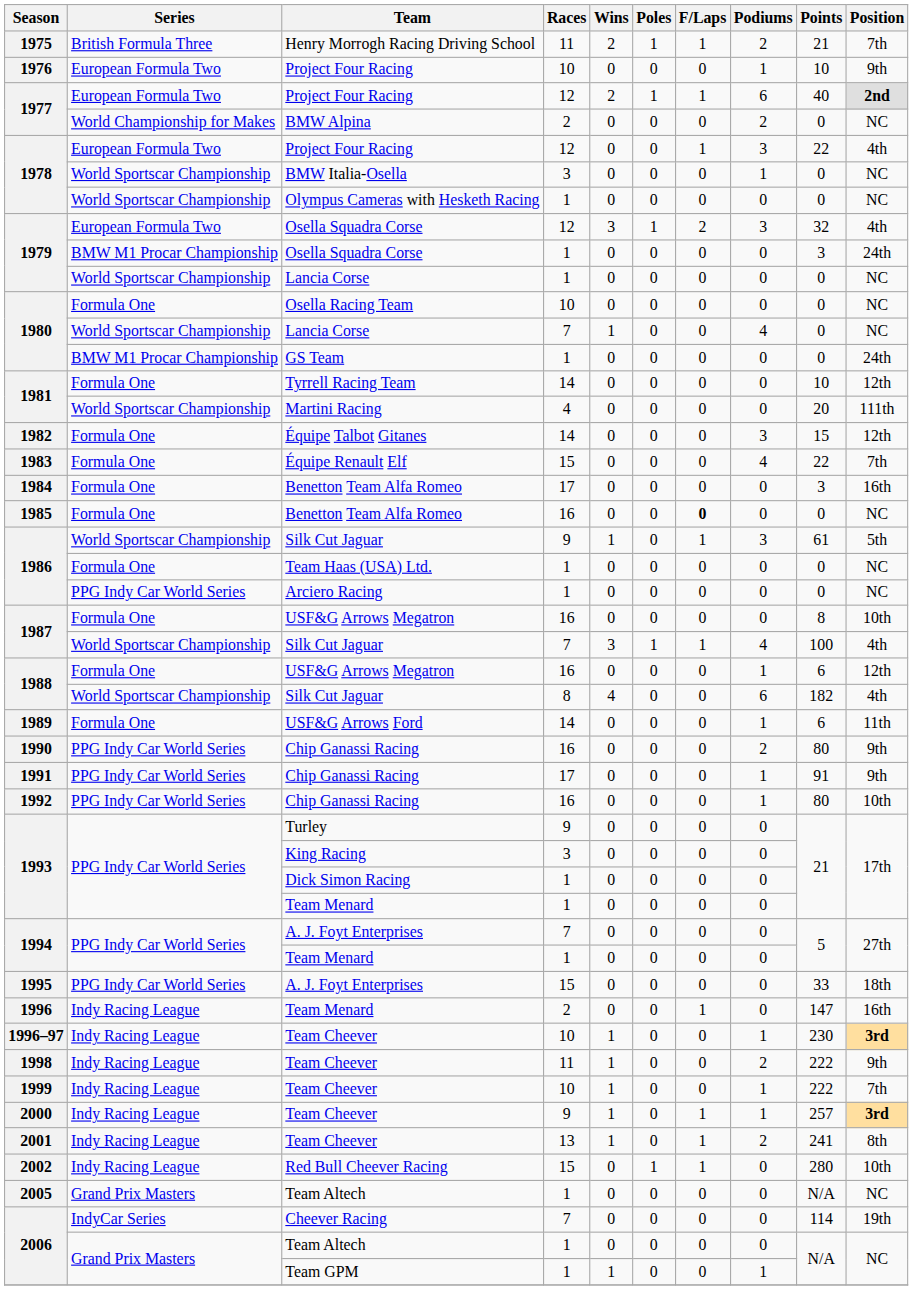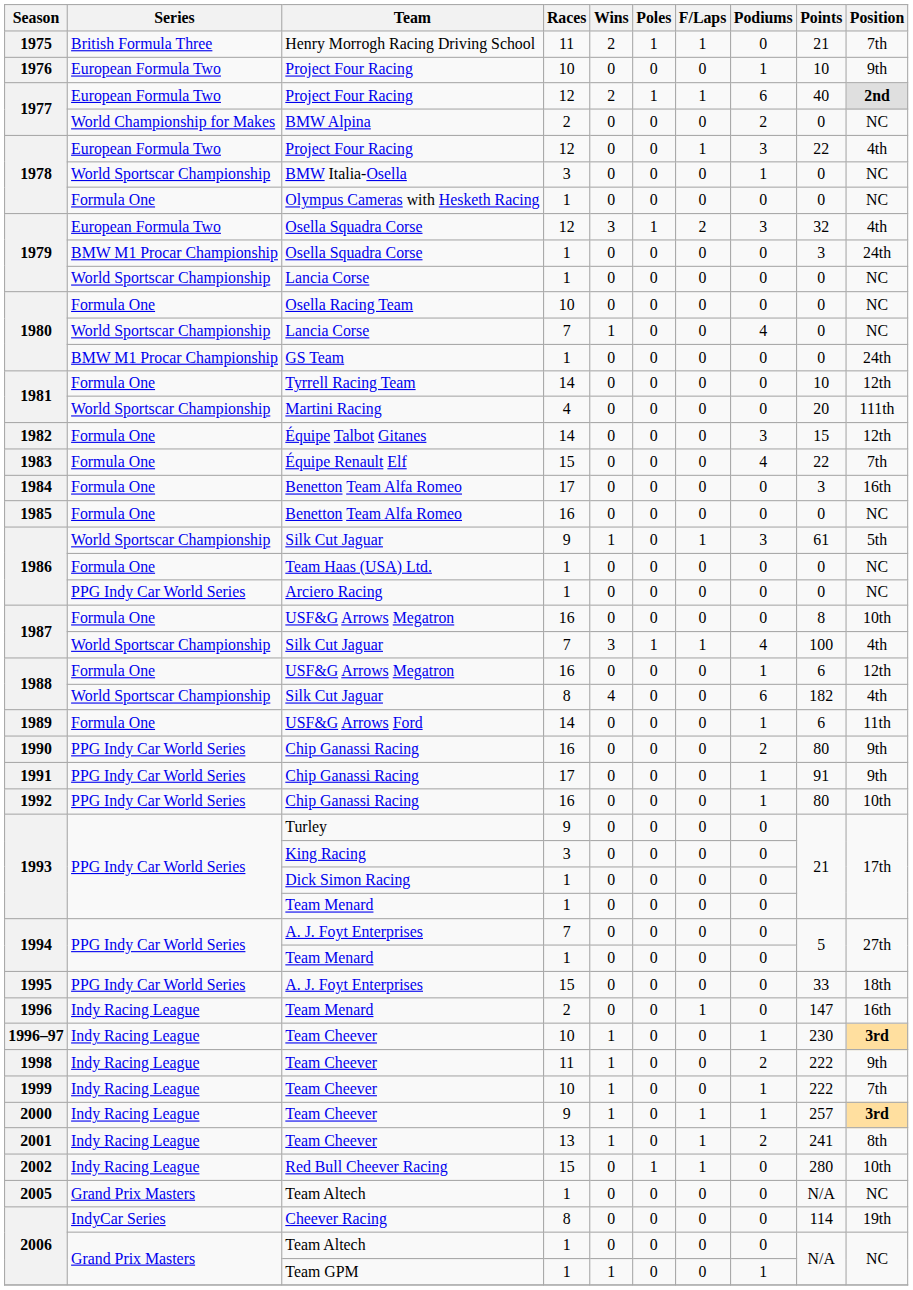(763, 44) 2 -> (763, 44) 0
(171, 200) World Sportscar Championship -> (113, 200) Formula One
(703, 514) bold -> (703, 514) normal
(567, 1219) 7 -> (567, 1219) 8
